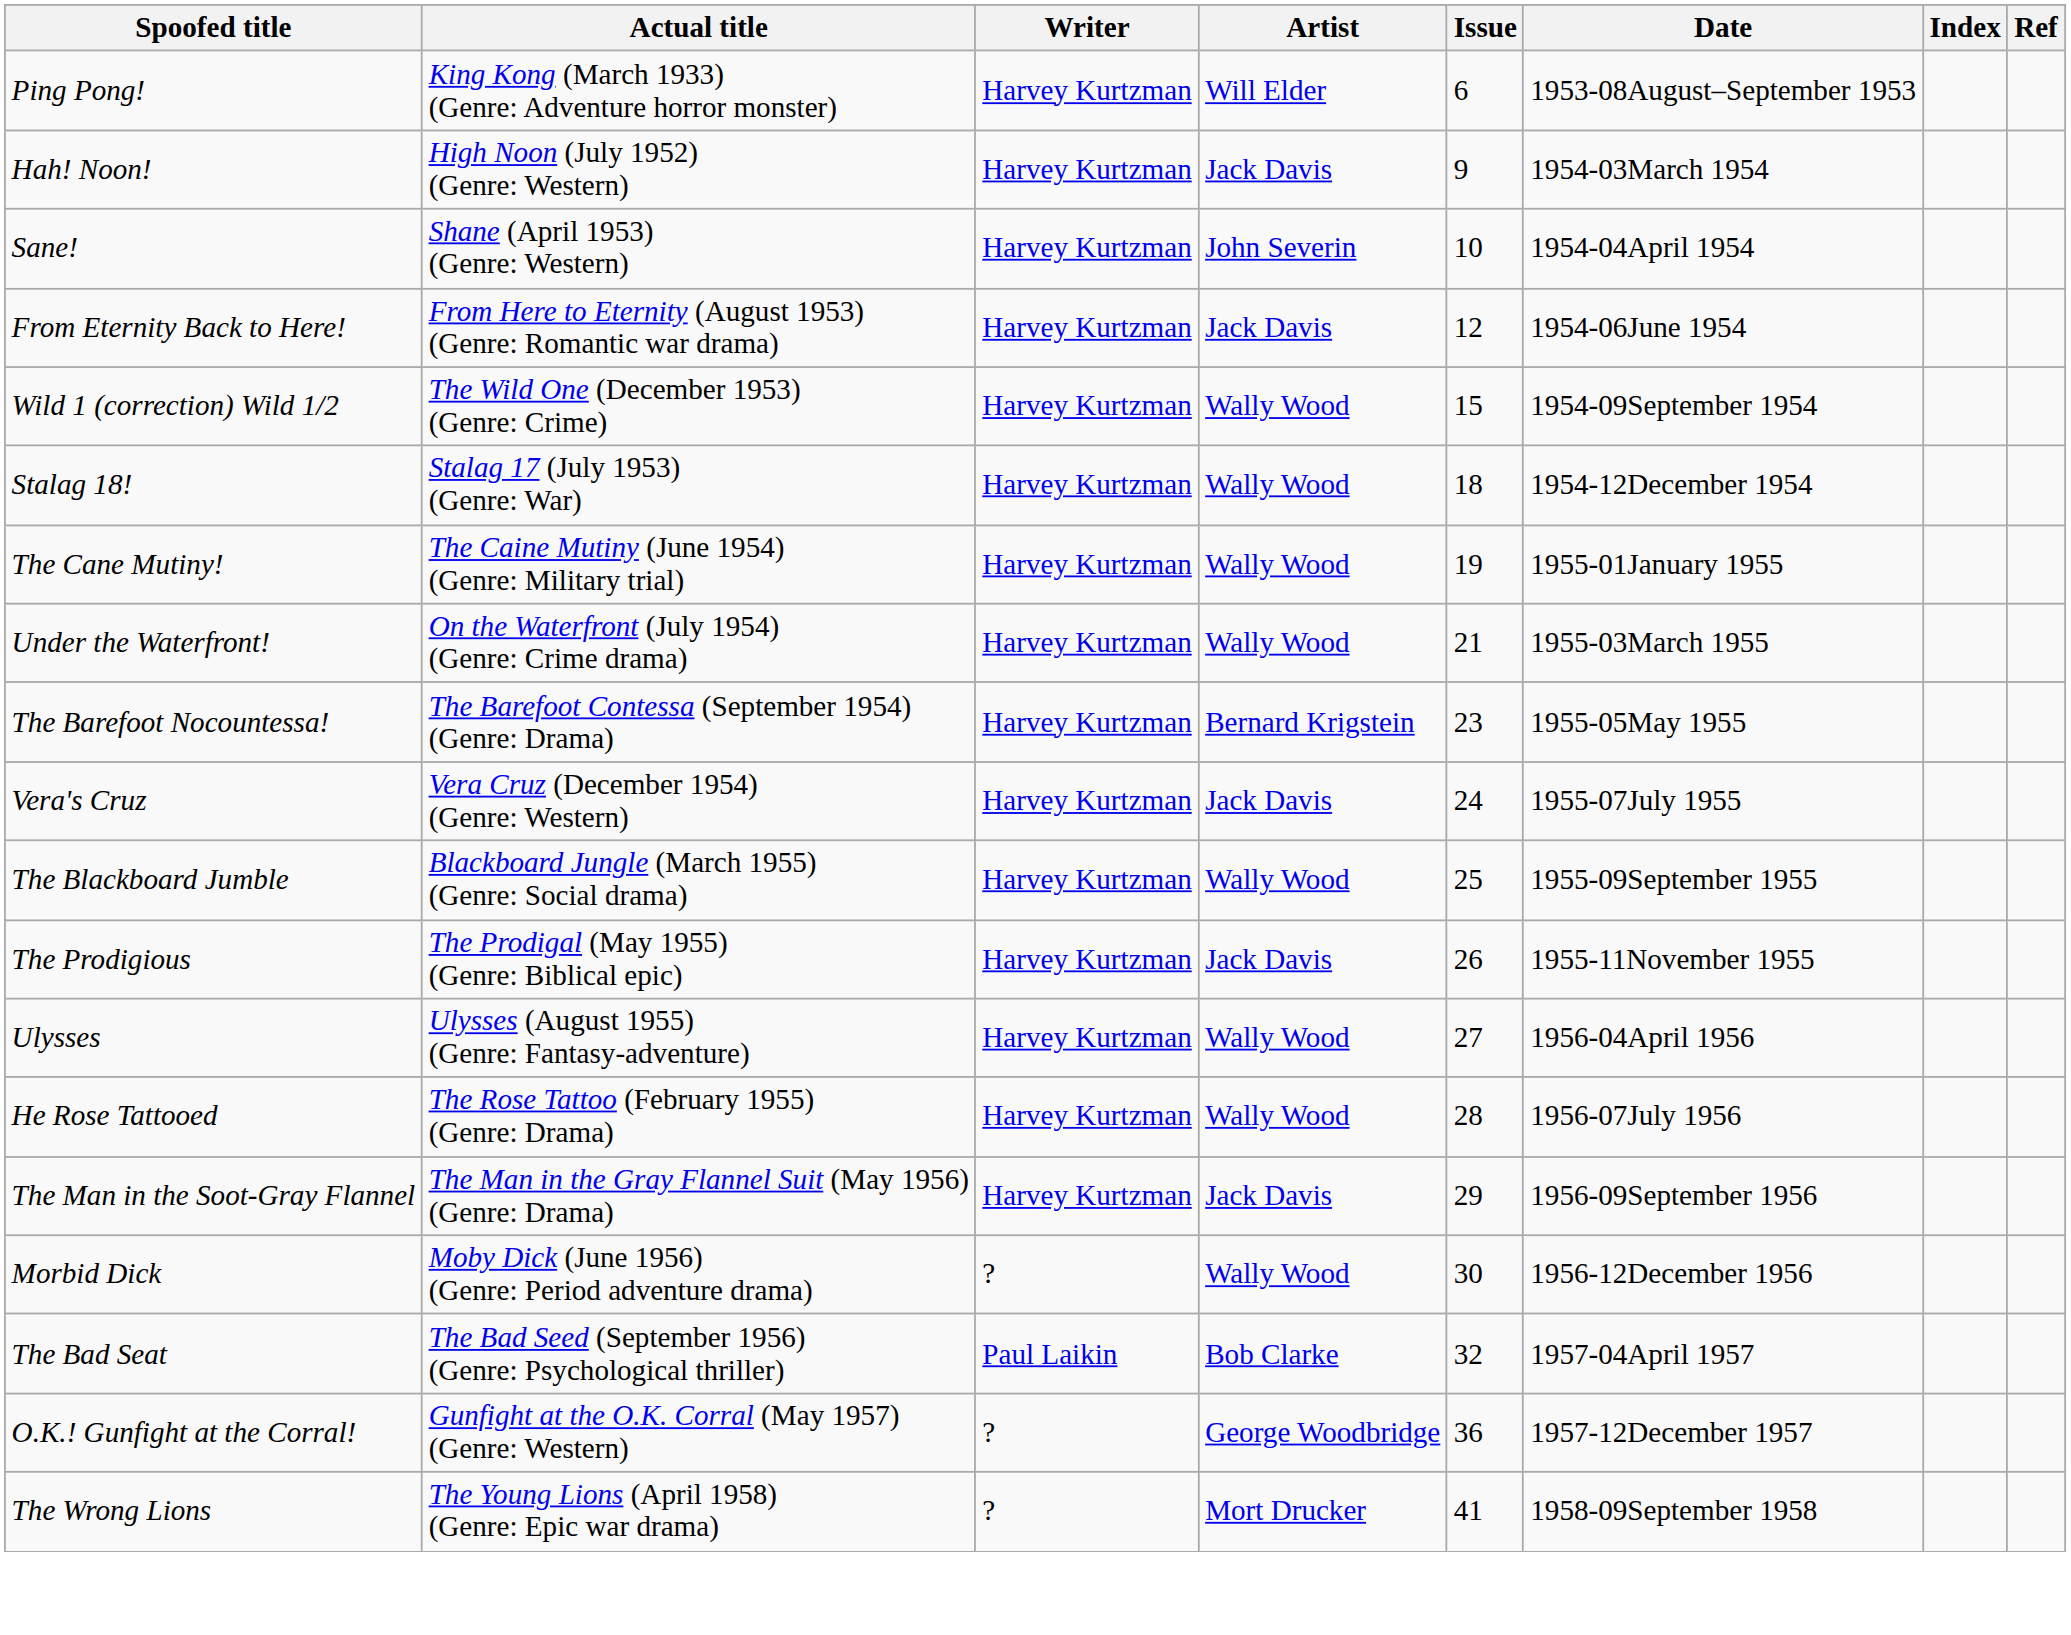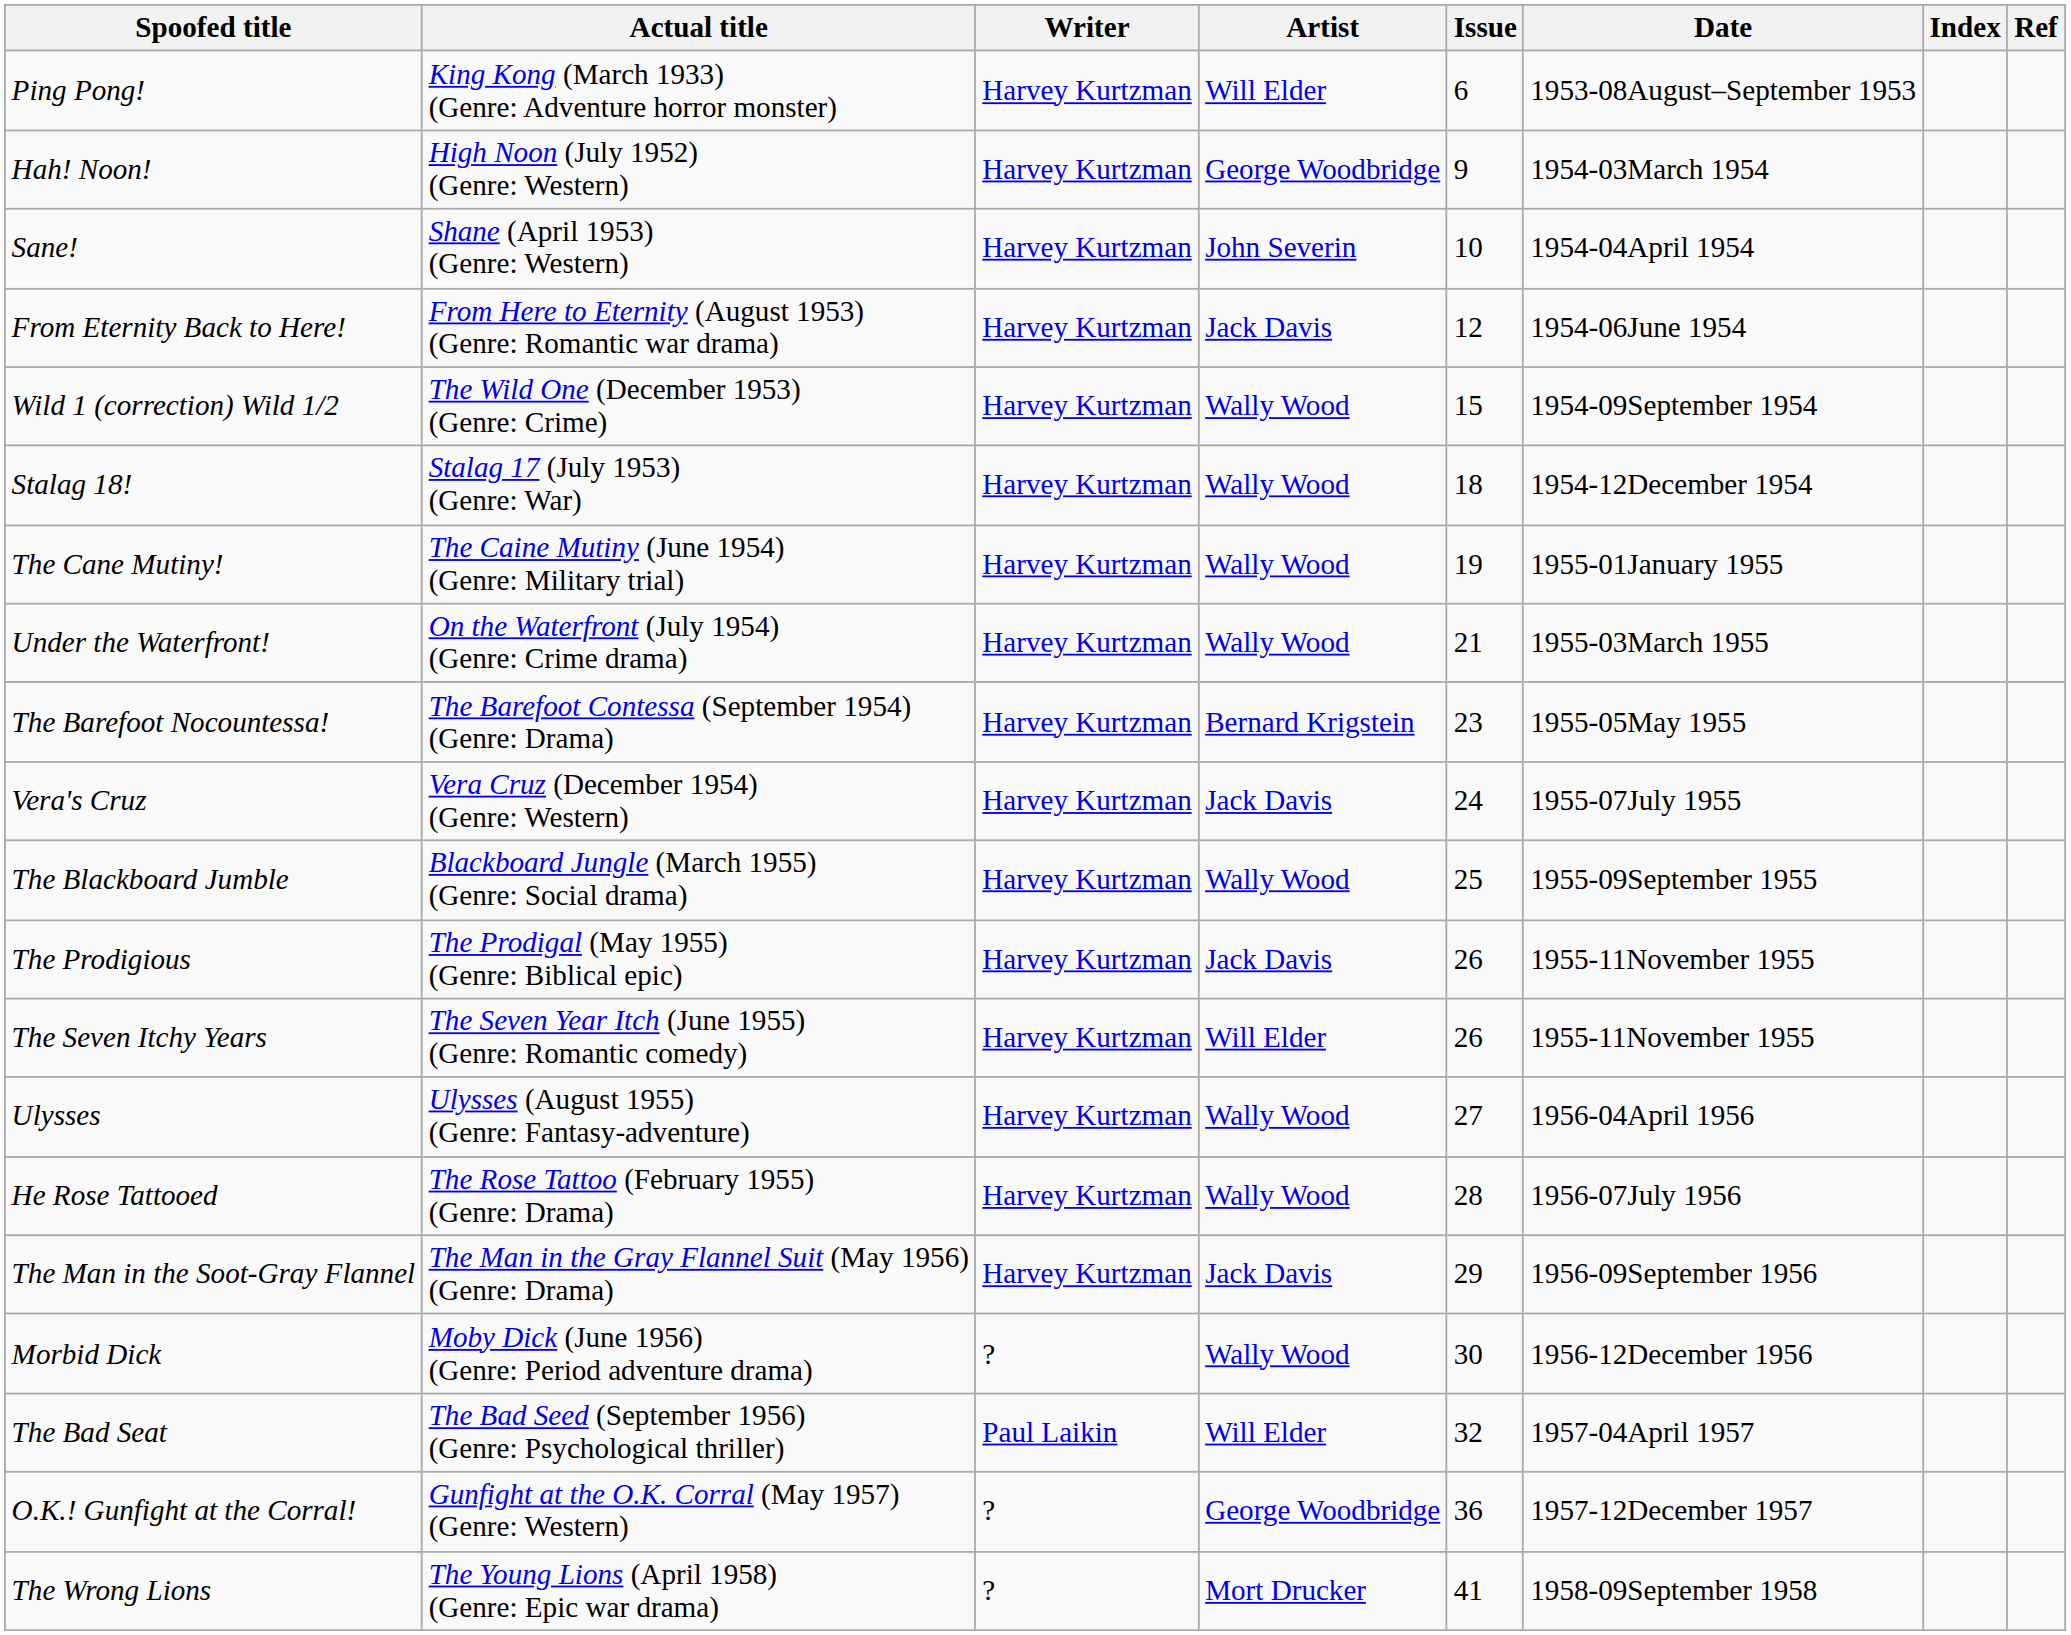(1269, 169) Jack Davis -> (1323, 169) George Woodbridge
+ row: (139, 1037)
(1272, 1353) Bob Clarke -> (1266, 1432) Will Elder
